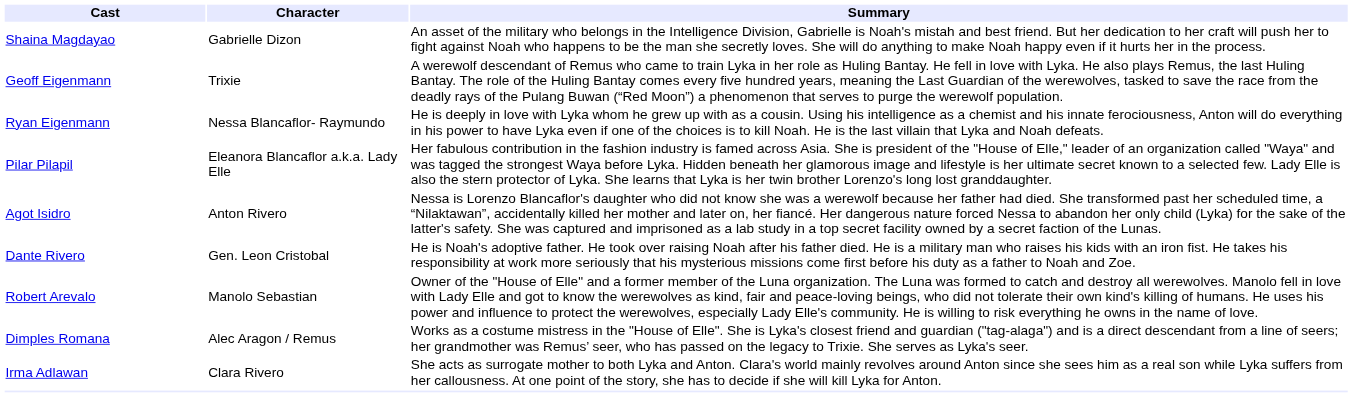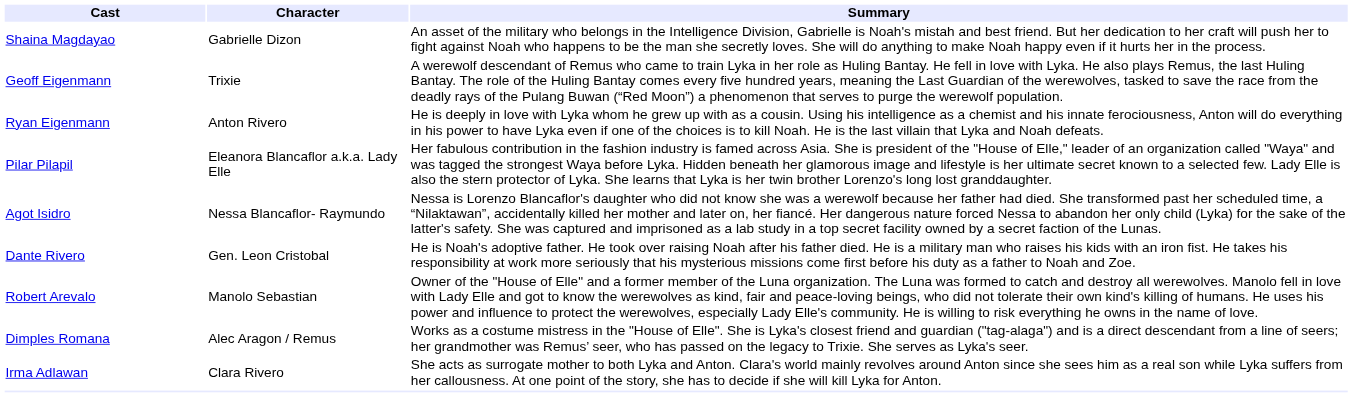(297, 122) Nessa Blancaflor- Raymundo -> (247, 122) Anton Rivero
(247, 213) Anton Rivero -> (297, 213) Nessa Blancaflor- Raymundo
